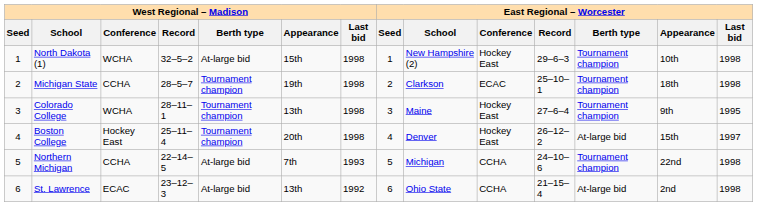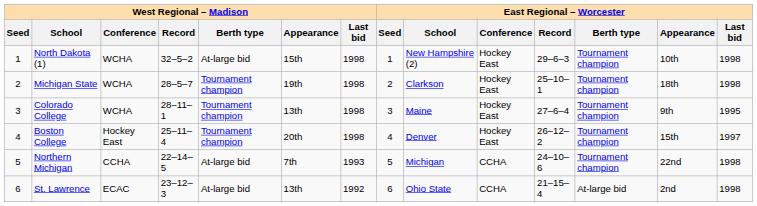(116, 84) CCHA -> (118, 84) WCHA
(492, 84) ECAC -> (495, 84) Hockey East
(602, 136) At-large bid -> (603, 136) Tournament champion
